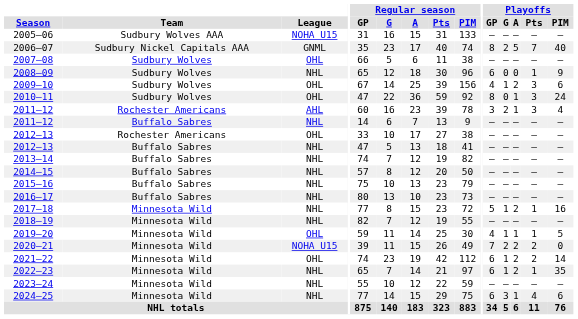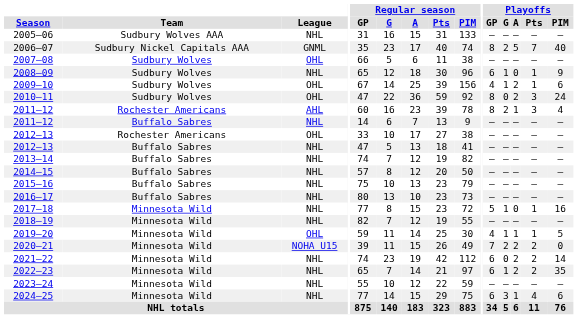(315, 35) NOHA U15 -> (315, 35) NHL
(506, 72) 0 -> (506, 72) 1
(534, 85) 3 -> (534, 85) 1
(516, 97) 1 -> (516, 97) 2
(492, 109) 3 -> (492, 109) 8
(516, 209) 2 -> (516, 209) 0
(315, 258) OHL -> (315, 258) NHL
(506, 258) 1 -> (506, 258) 0
(534, 271) 1 -> (534, 271) 2
